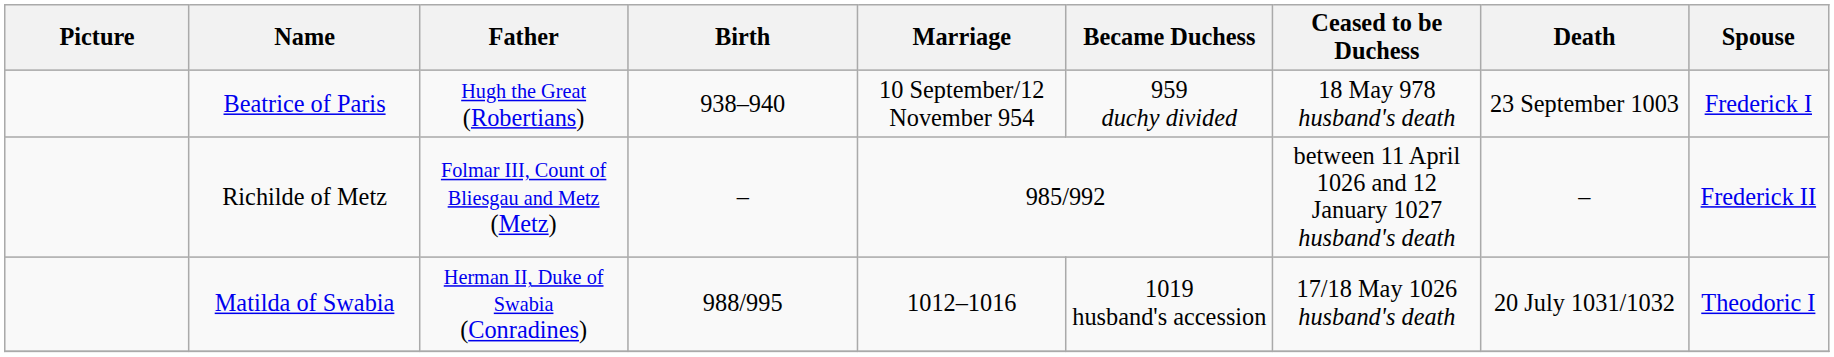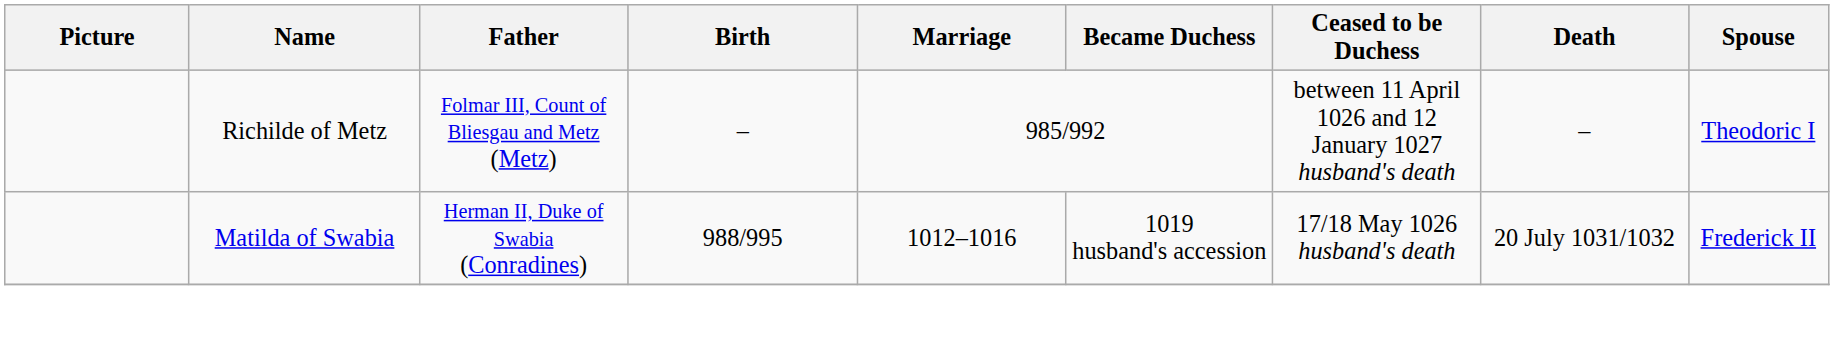- row: (305, 103)
(1758, 196) Frederick II -> (1758, 130) Theodoric I
(1758, 303) Theodoric I -> (1758, 237) Frederick II
